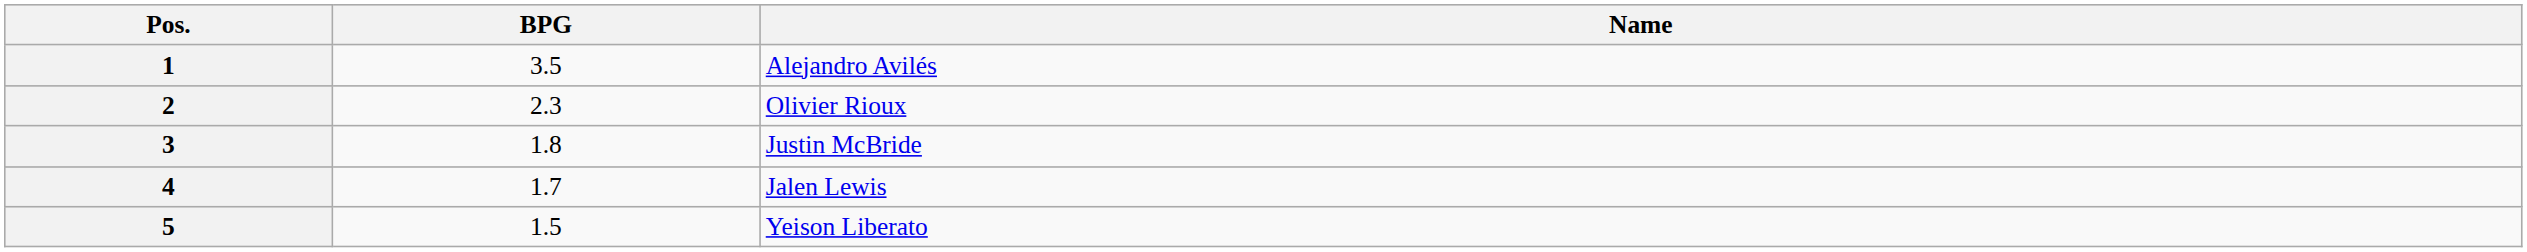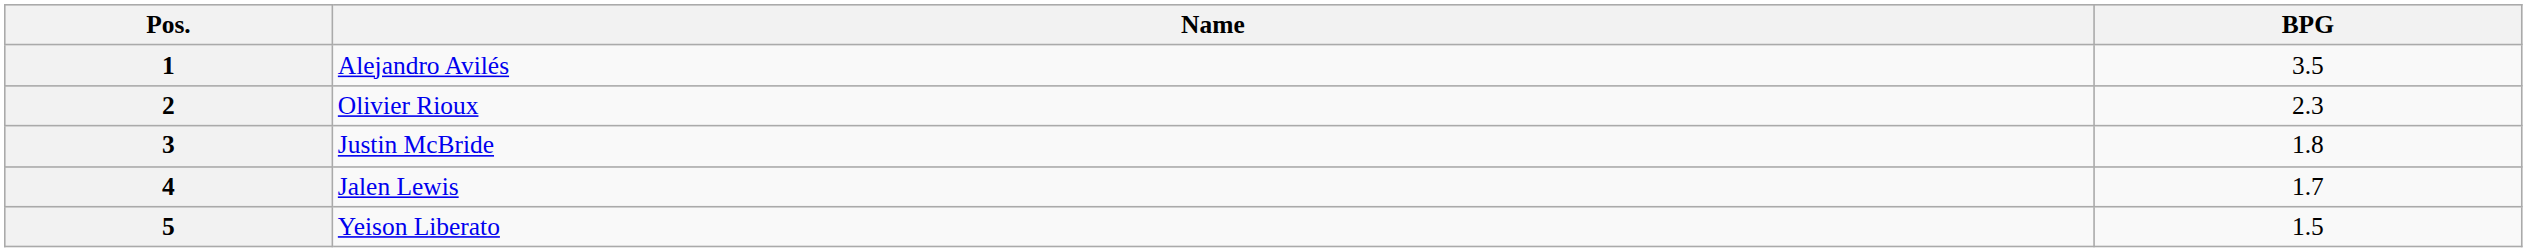columns swapped: (1641, 24) <-> (546, 24)
